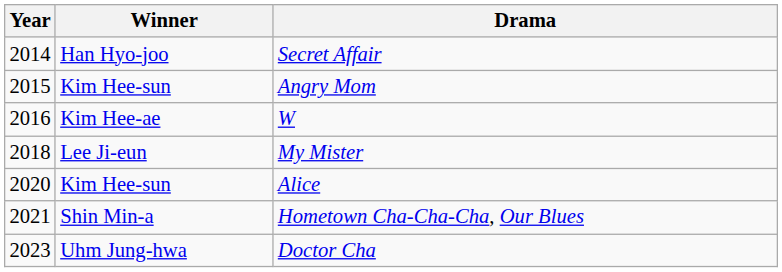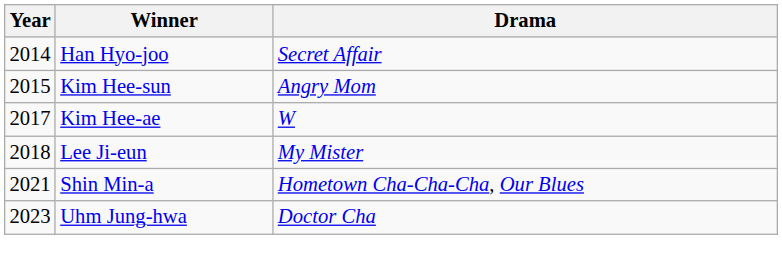(30, 119) 2016 -> (30, 119) 2017
- row: (299, 184)
